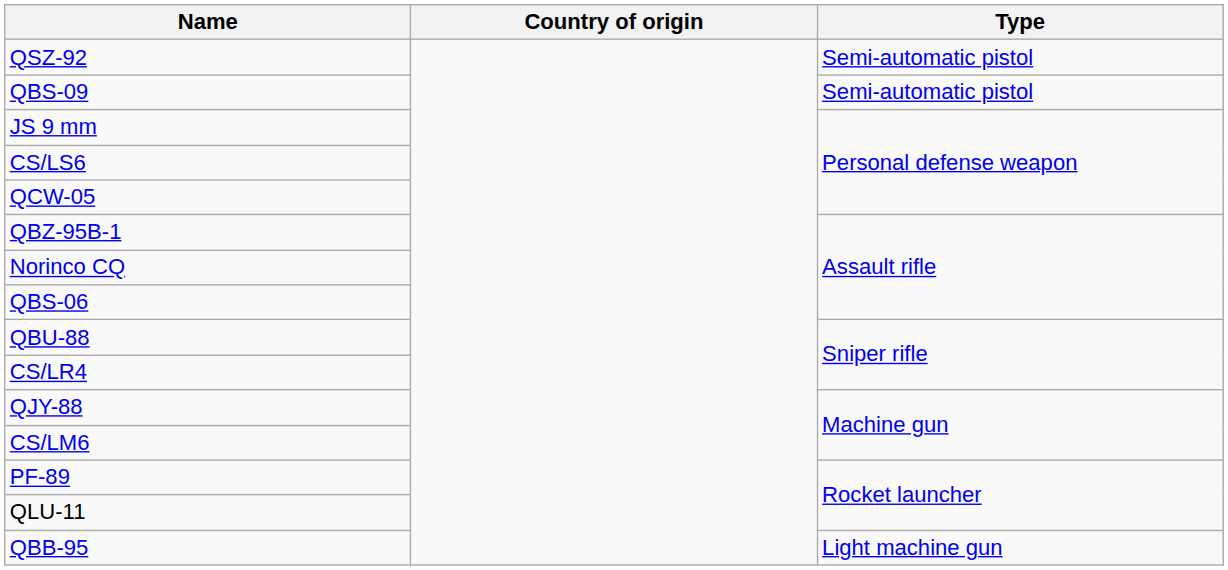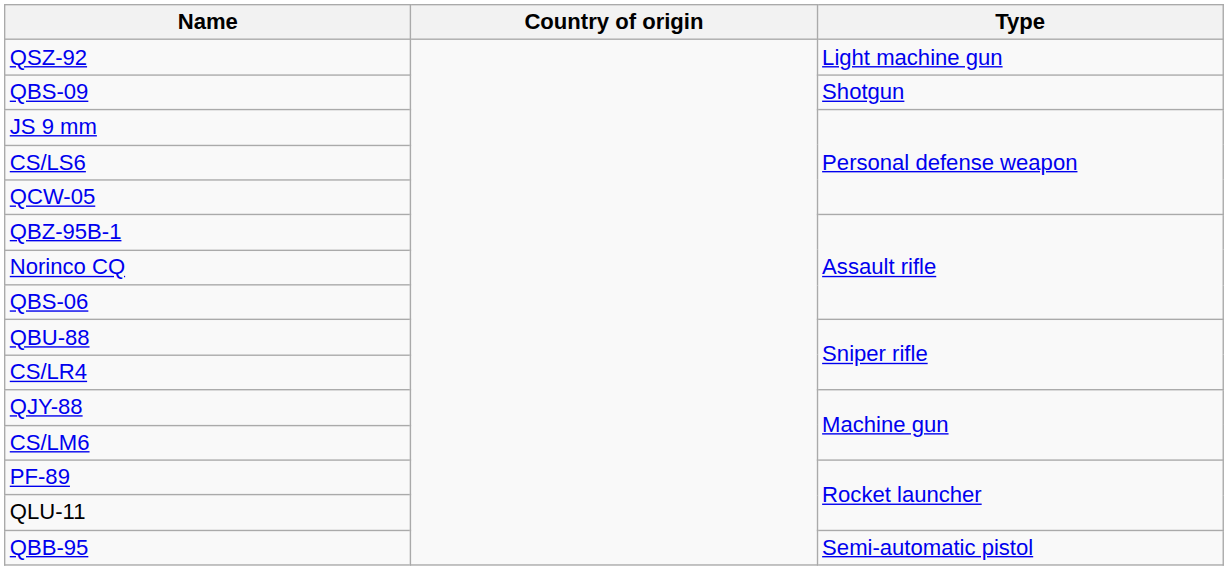(928, 57) Semi-automatic pistol -> (912, 57) Light machine gun
(928, 92) Semi-automatic pistol -> (863, 92) Shotgun
(912, 547) Light machine gun -> (928, 547) Semi-automatic pistol
